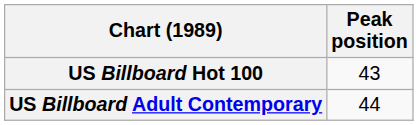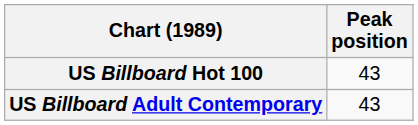(370, 104) 44 -> (370, 104) 43
